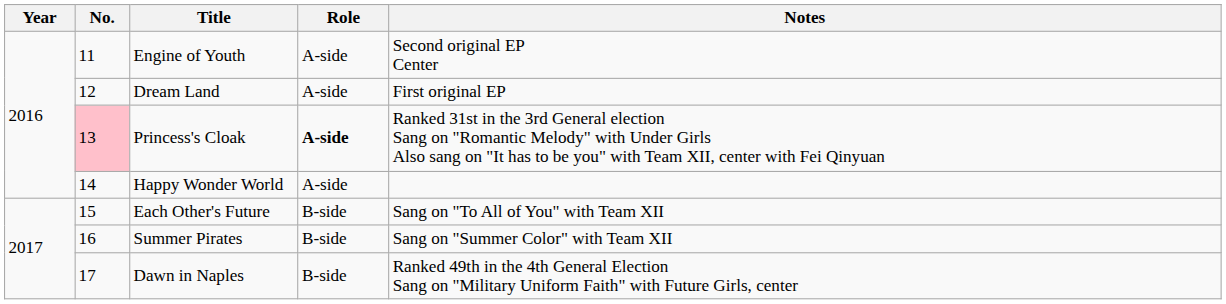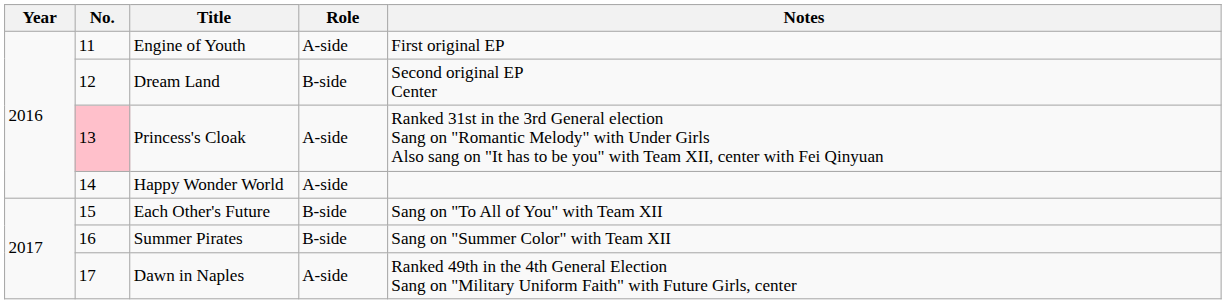(459, 54) Second original EP Center -> (448, 45) First original EP
(325, 91) A-side -> (325, 82) B-side
(449, 91) First original EP -> (457, 82) Second original EP Center
(325, 138) bold -> (325, 138) normal
(324, 275) B-side -> (325, 275) A-side
